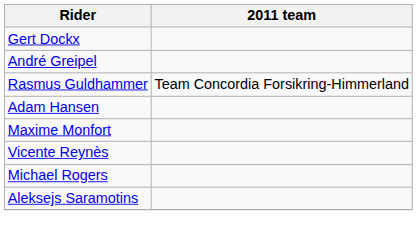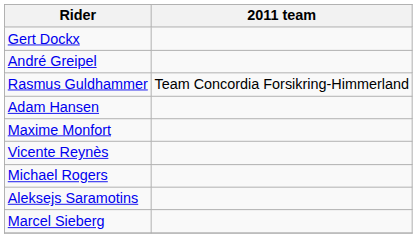+ row: (56, 221)
